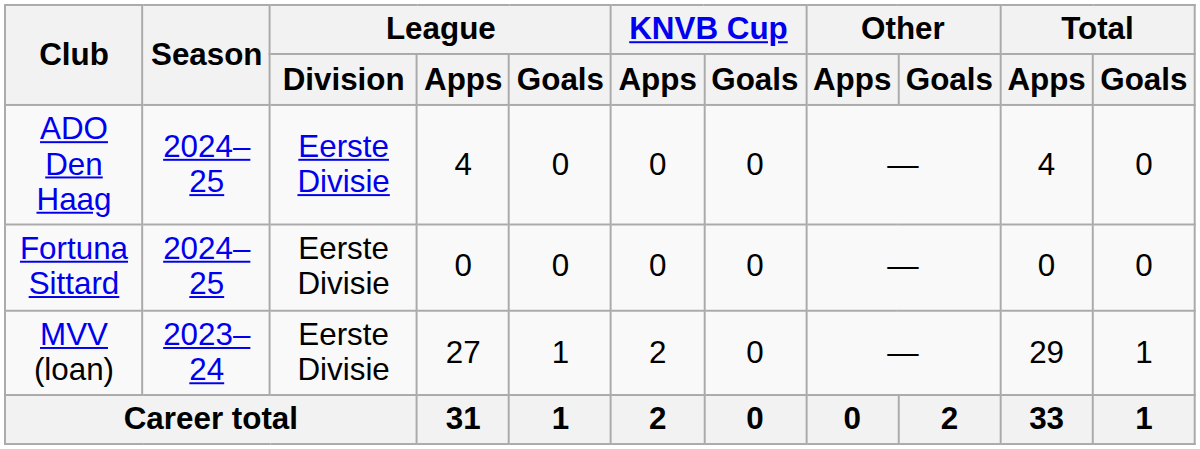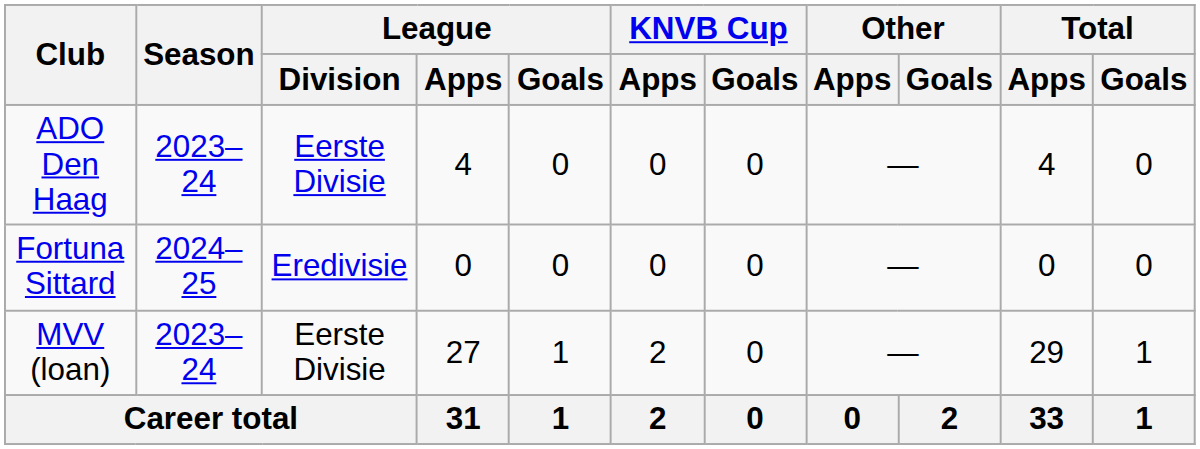(207, 164) 2024–25 -> (199, 164) 2023–24
(344, 266) Eerste Divisie -> (340, 266) Eredivisie
